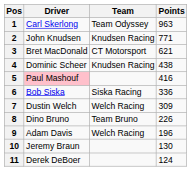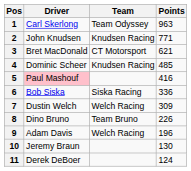(166, 65) 438 -> (166, 65) 485
